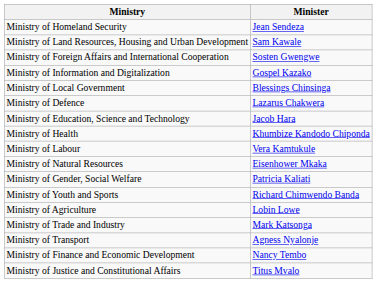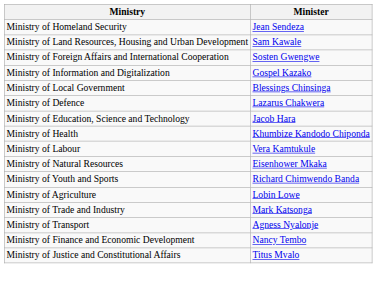- row: (74, 179)
